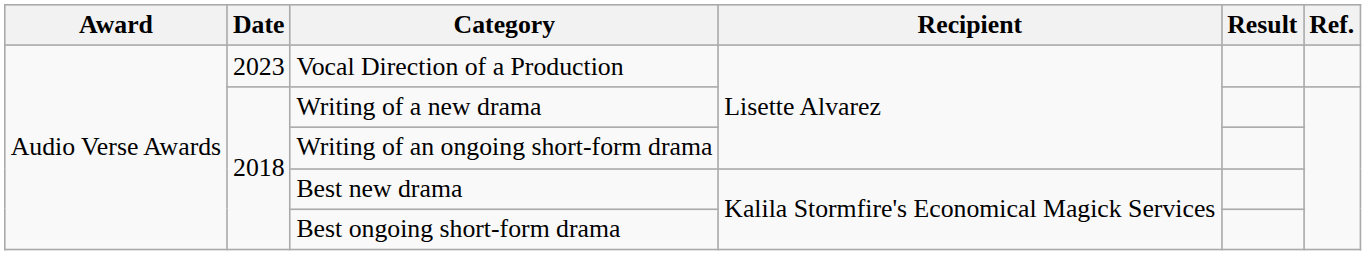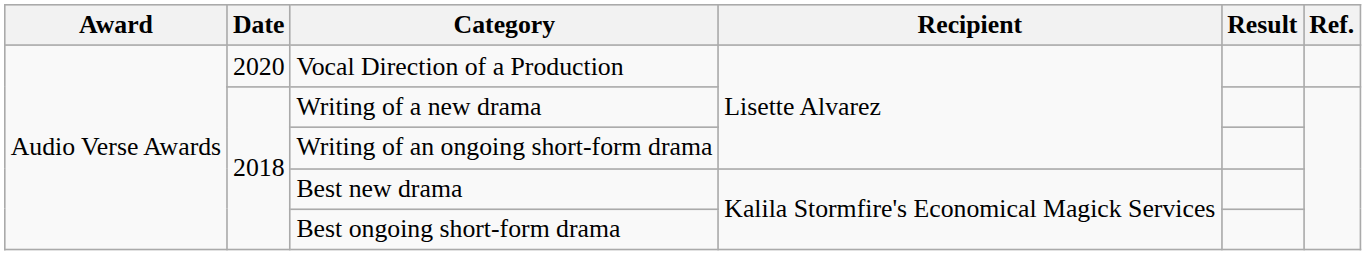(259, 65) 2023 -> (259, 65) 2020
